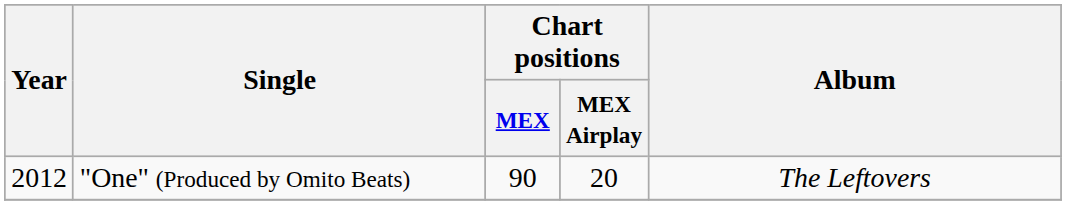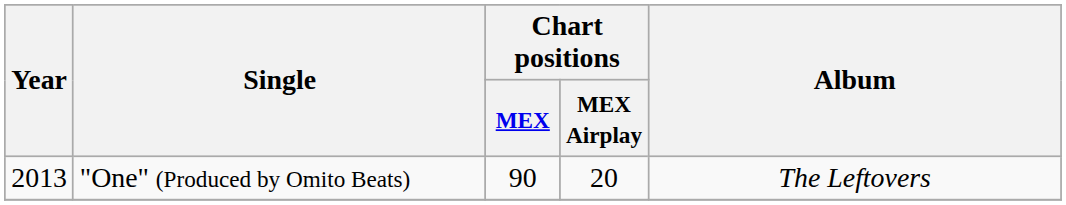(39, 177) 2012 -> (39, 177) 2013
